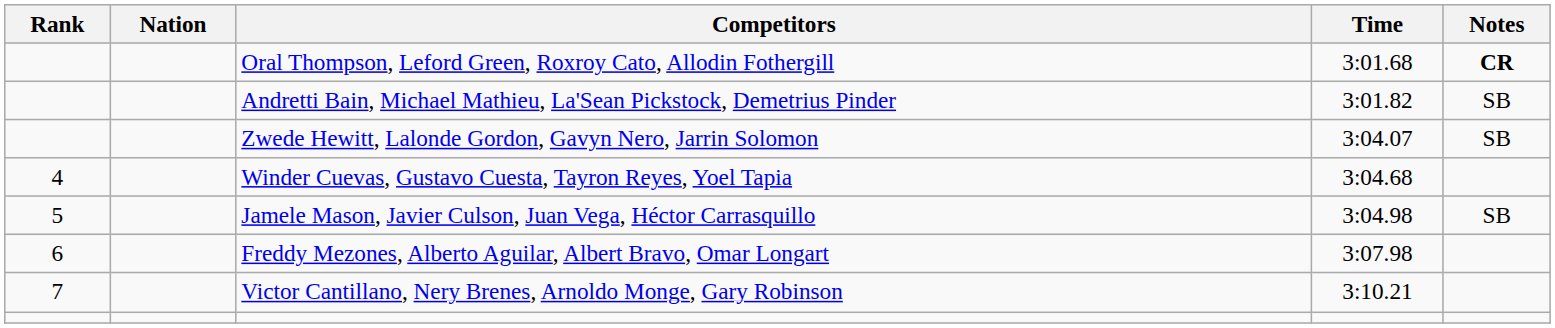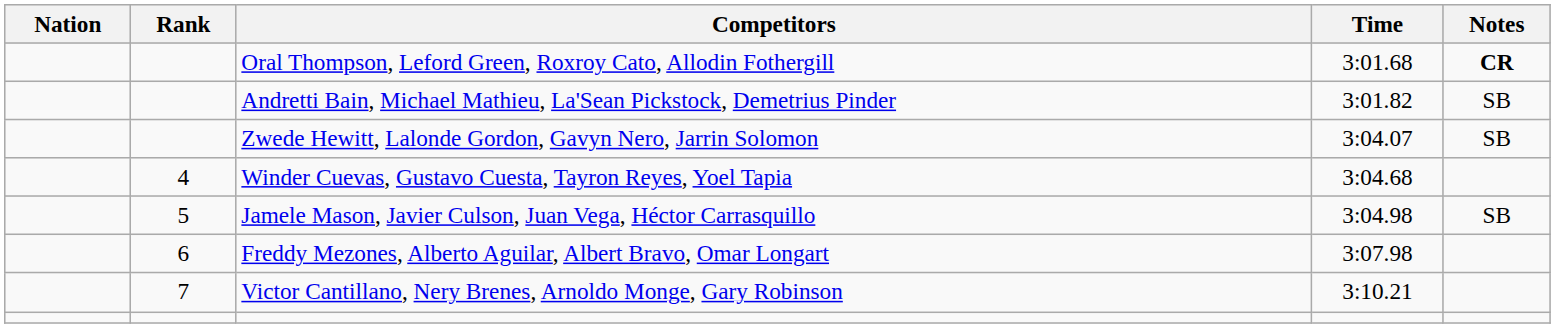columns swapped: (57, 23) <-> (173, 23)
